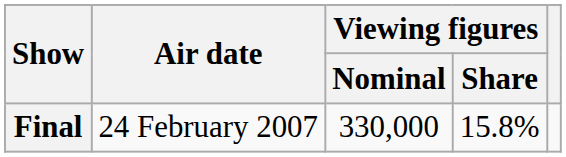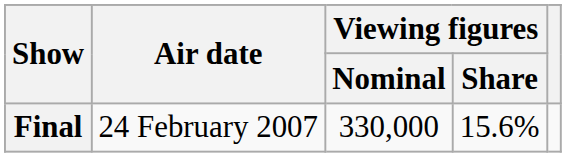(500, 126) 15.8% -> (500, 126) 15.6%
